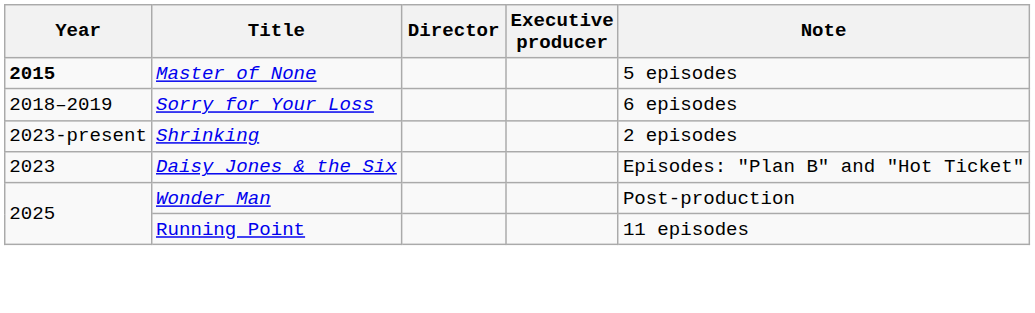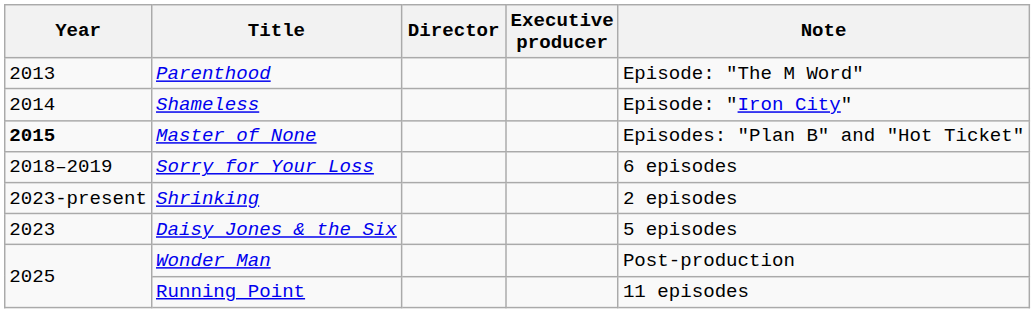+ row: (213, 74)
+ row: (208, 105)
(680, 74) 5 episodes -> (824, 136) Episodes: "Plan B" and "Hot Ticket"
(824, 167) Episodes: "Plan B" and "Hot Ticket" -> (680, 229) 5 episodes
